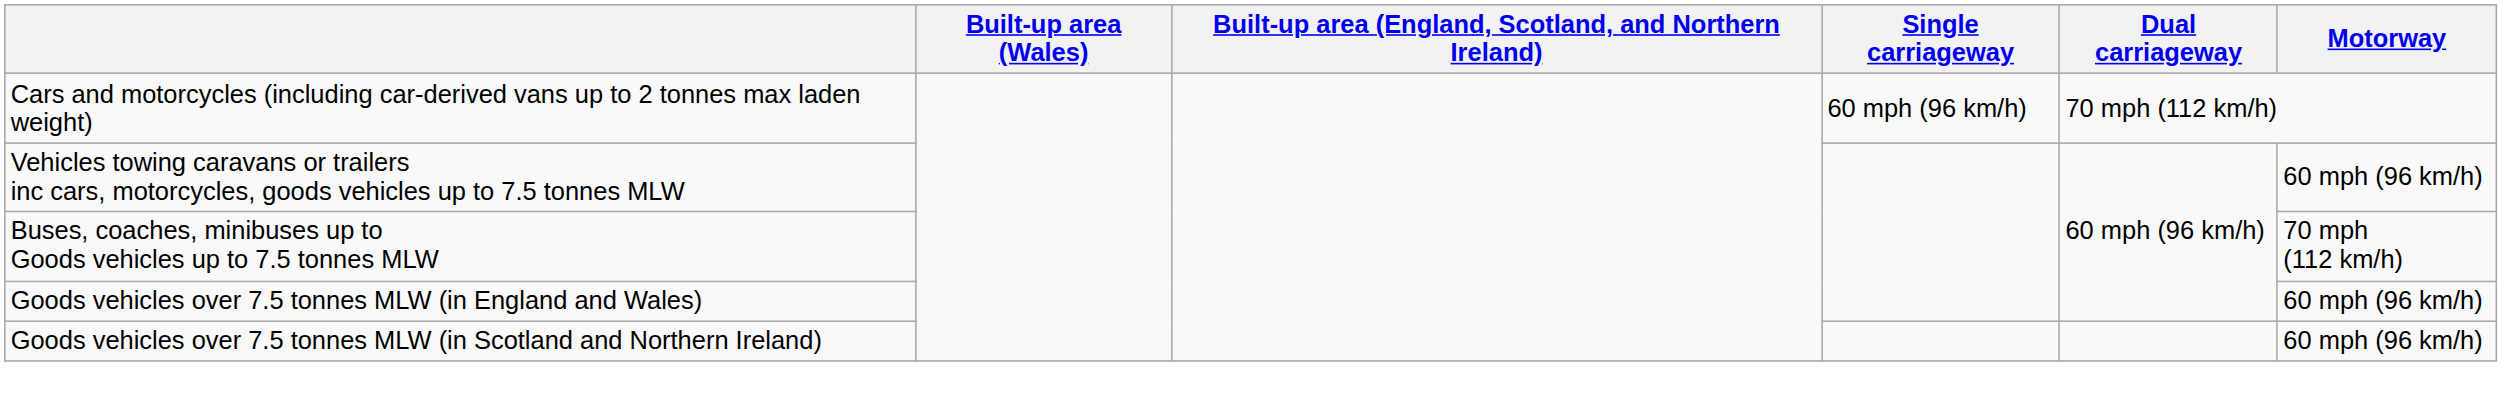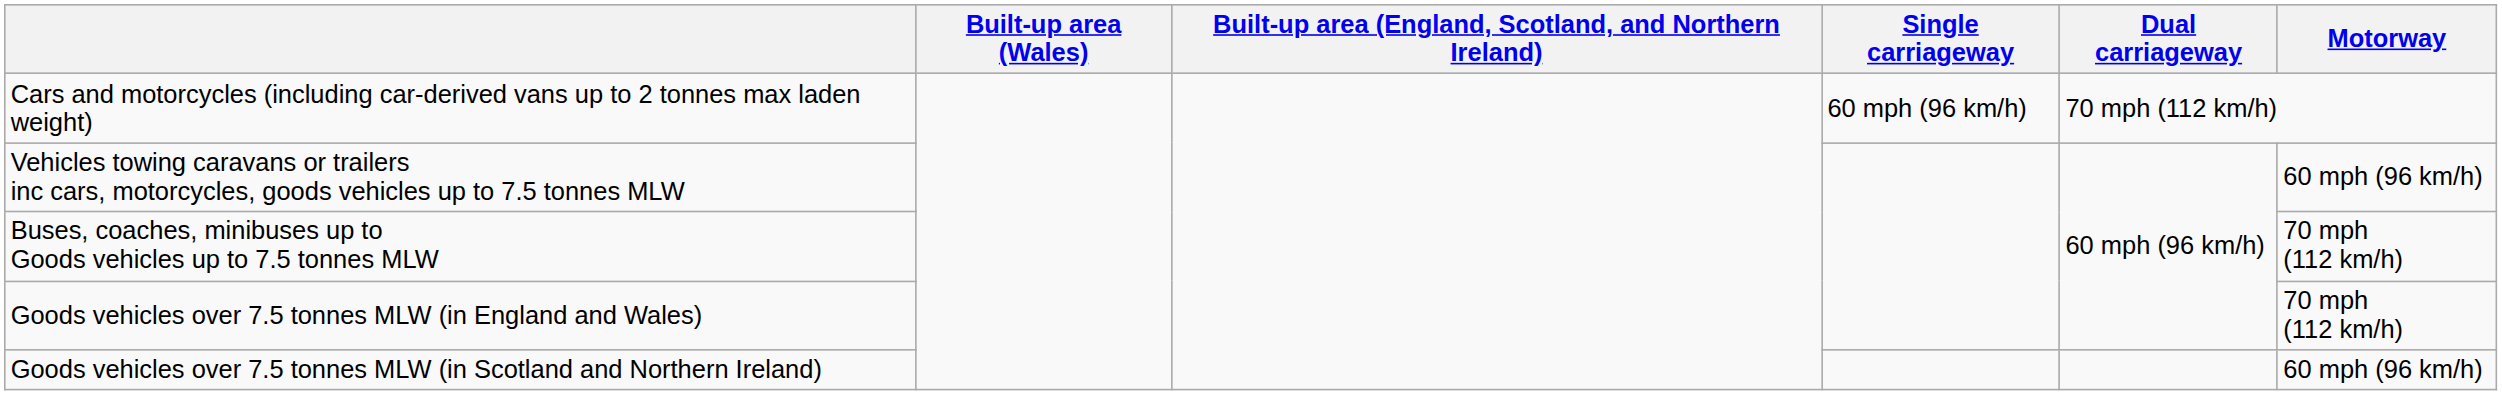(2383, 300) 60 mph (96 km/h) -> (2343, 314) 70 mph (112 km/h)
